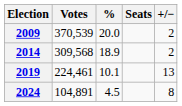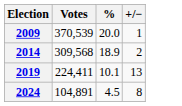- column: (139, 13)
(171, 33) 2 -> (139, 33) 1
(74, 71) 224,461 -> (74, 71) 224,411
